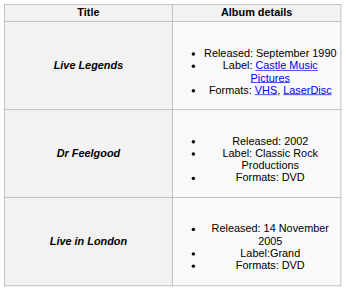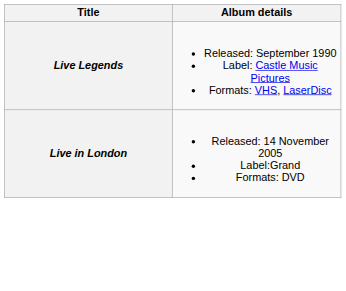- row: (88, 153)
